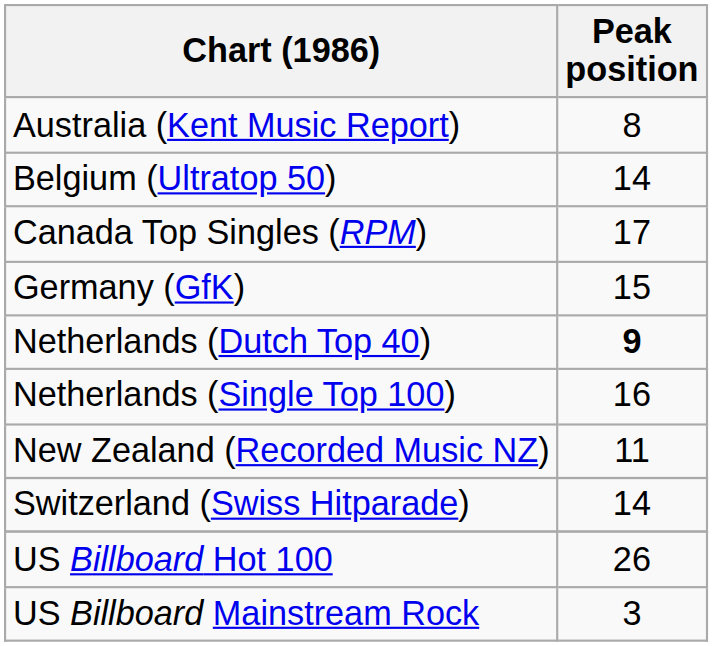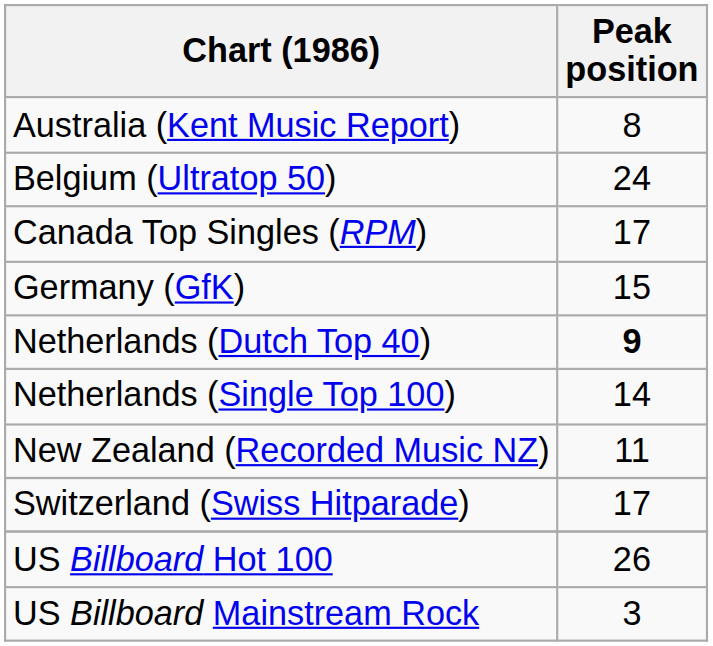(632, 178) 14 -> (632, 178) 24
(632, 395) 16 -> (632, 395) 14
(632, 504) 14 -> (632, 504) 17
